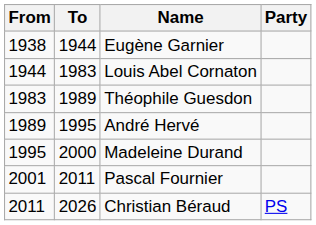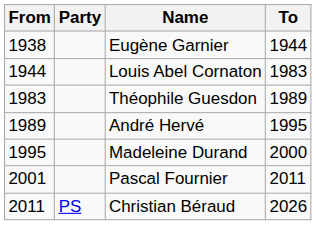columns swapped: (78, 17) <-> (286, 17)
